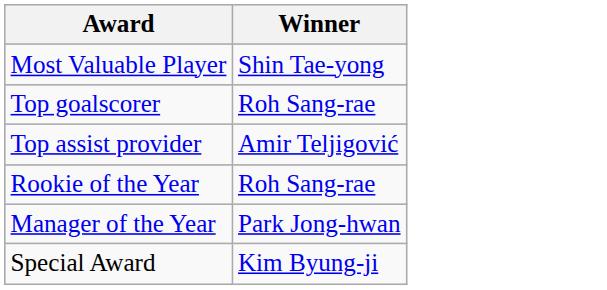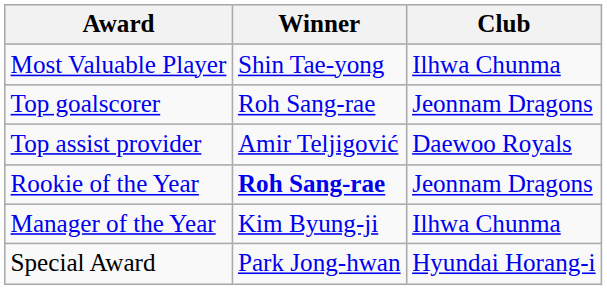+ column: (504, 24)
(307, 183) normal -> (312, 183) bold
(319, 223) Park Jong-hwan -> (308, 223) Kim Byung-ji
(308, 263) Kim Byung-ji -> (319, 263) Park Jong-hwan
